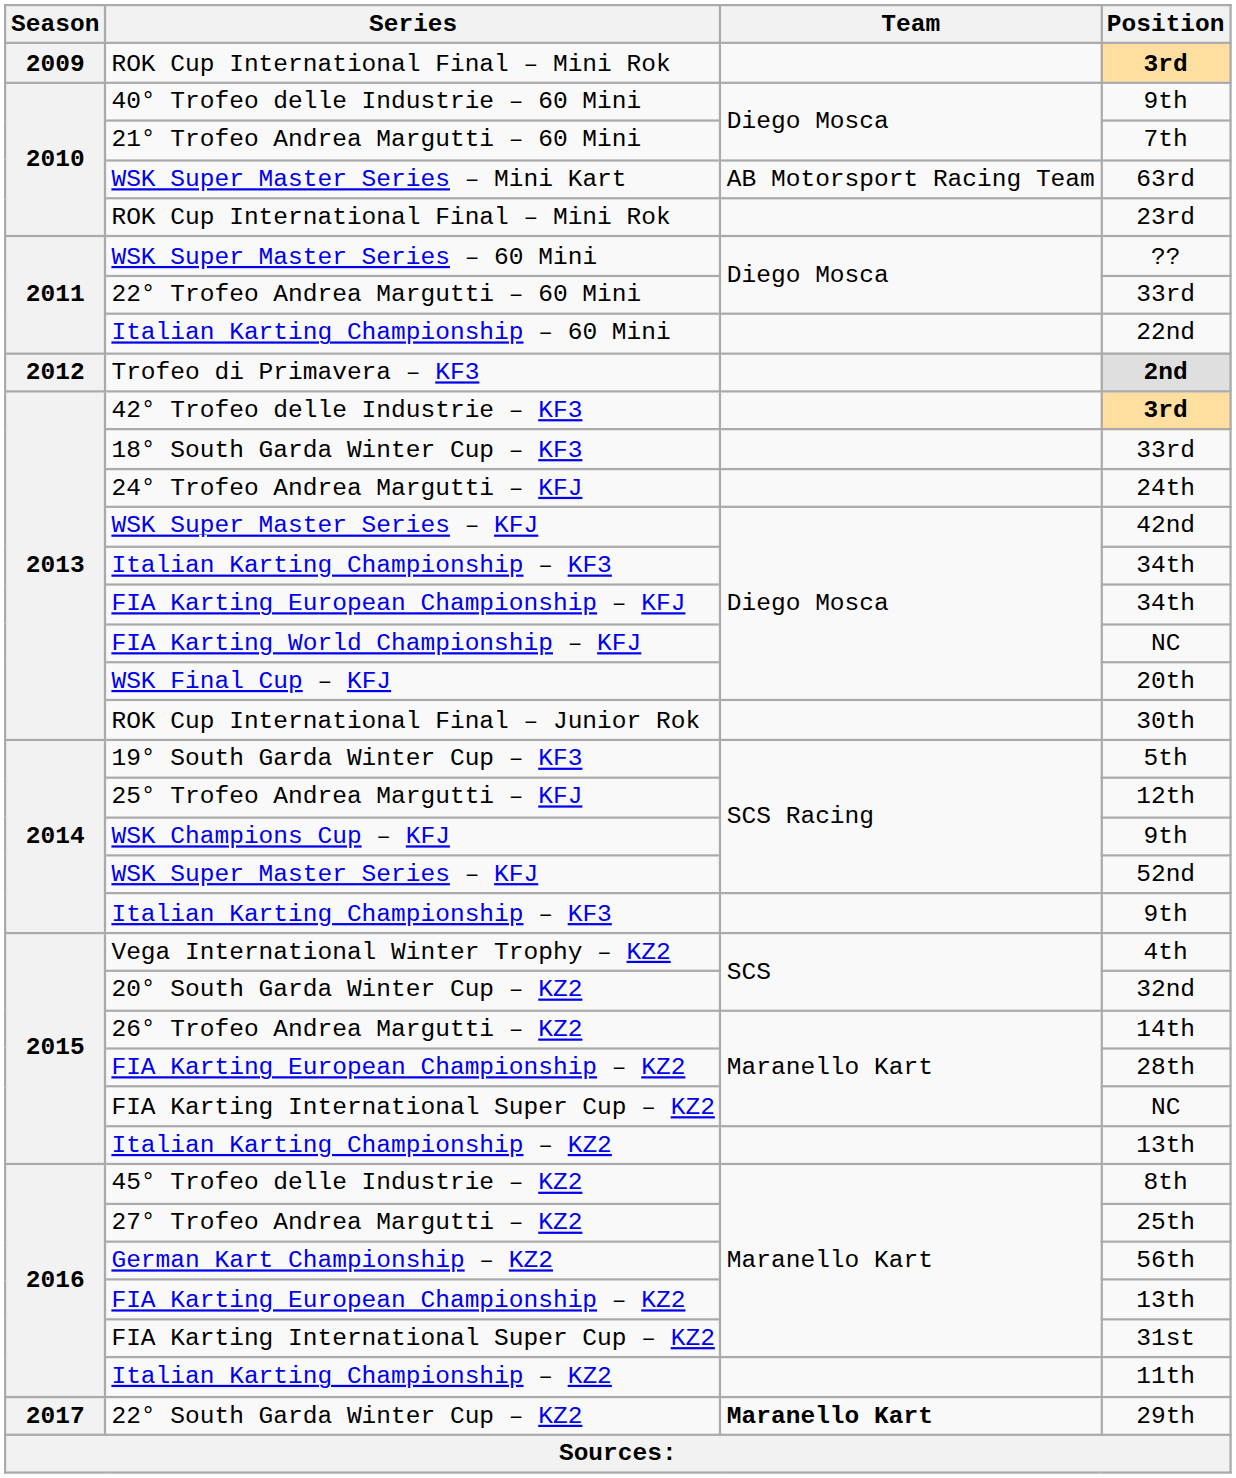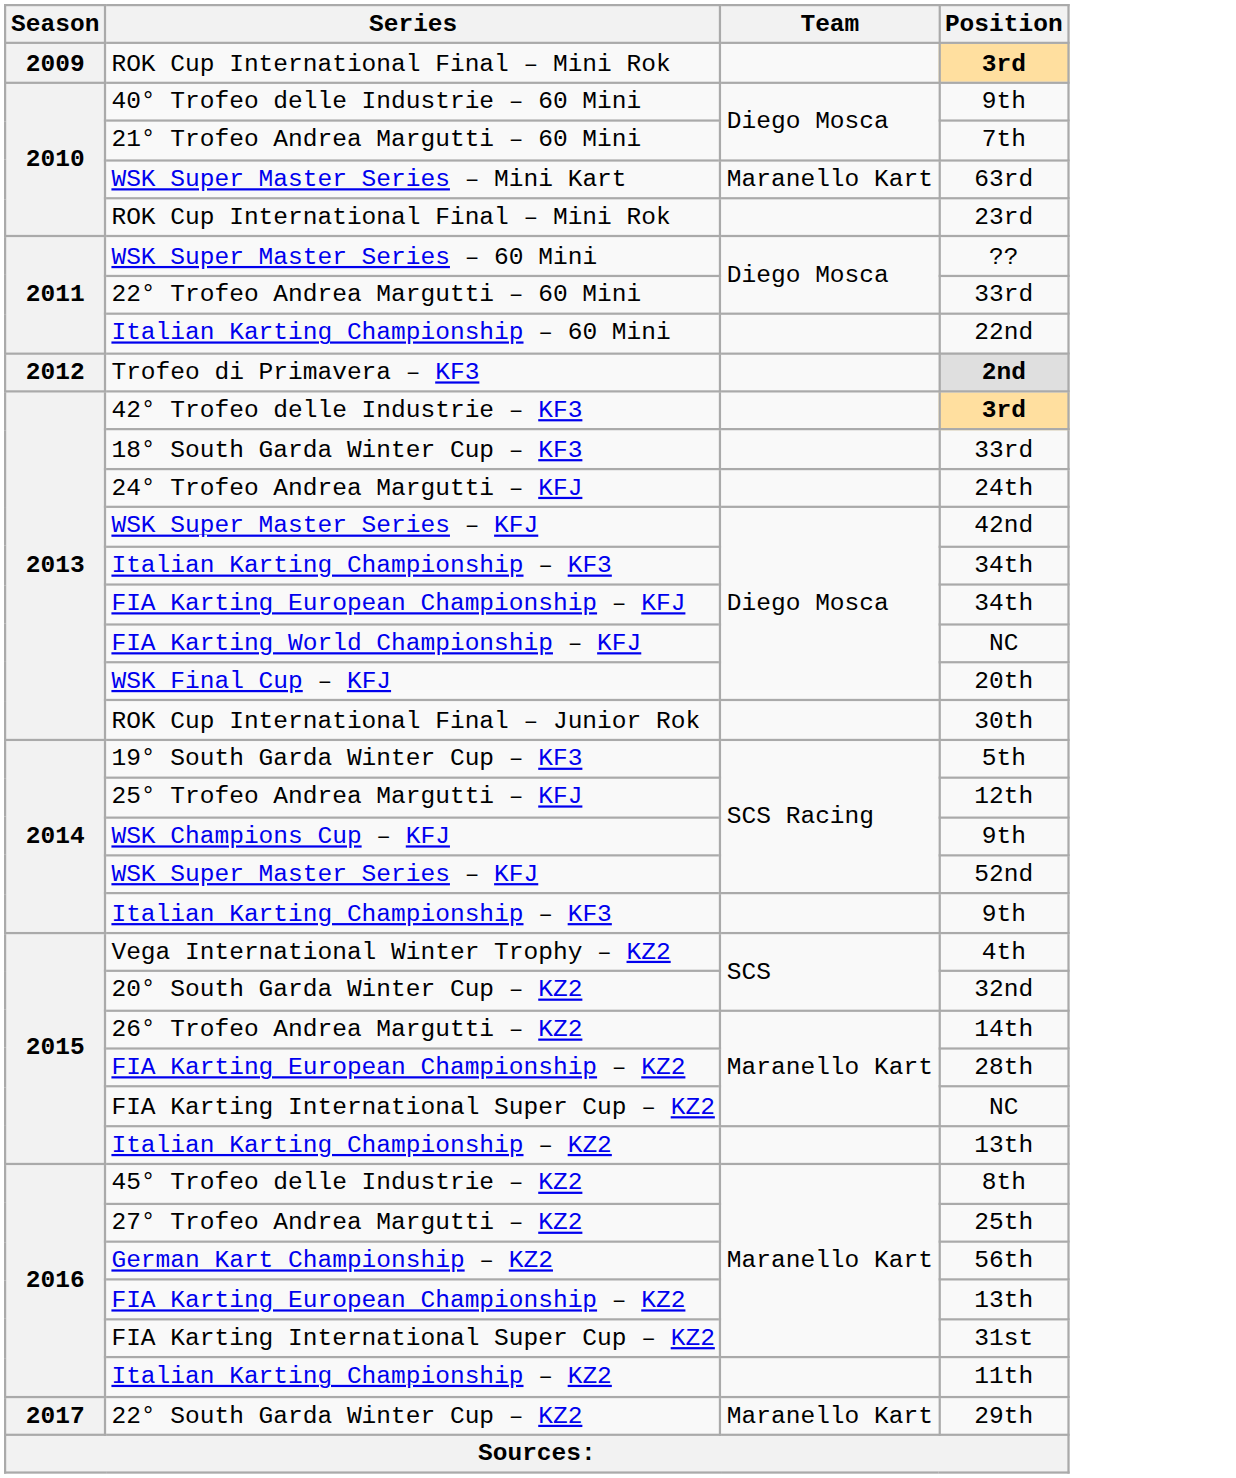(911, 179) AB Motorsport Racing Team -> (830, 179) Maranello Kart
(830, 1416) bold -> (830, 1416) normal
